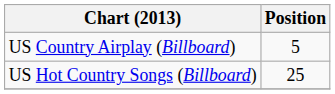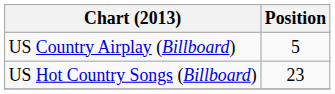(295, 74) 25 -> (295, 74) 23
